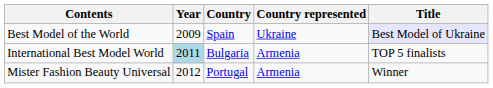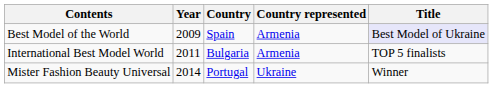(276, 33) Ukraine -> (278, 33) Armenia
(188, 53) lightblue background -> (188, 53) no background
(188, 72) 2012 -> (188, 72) 2014
(278, 72) Armenia -> (276, 72) Ukraine
